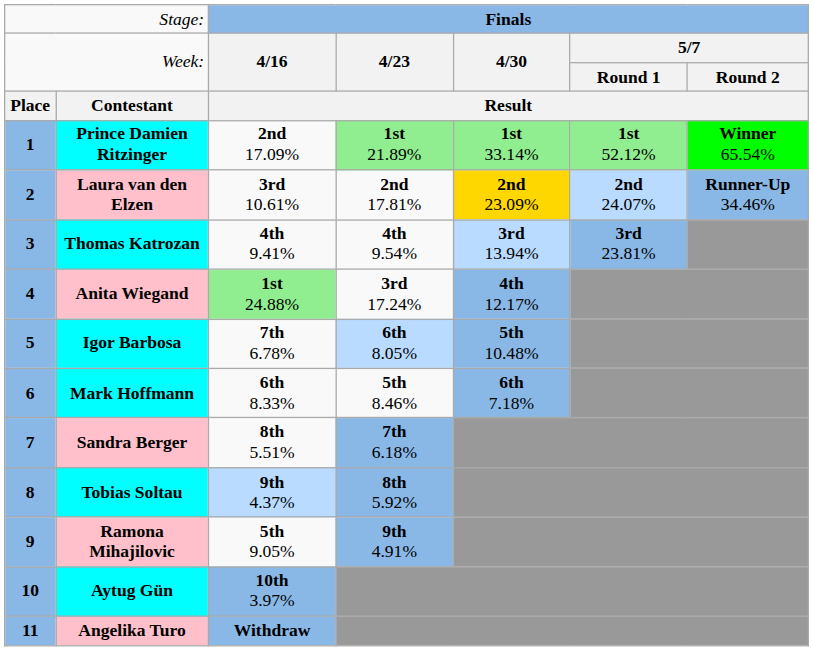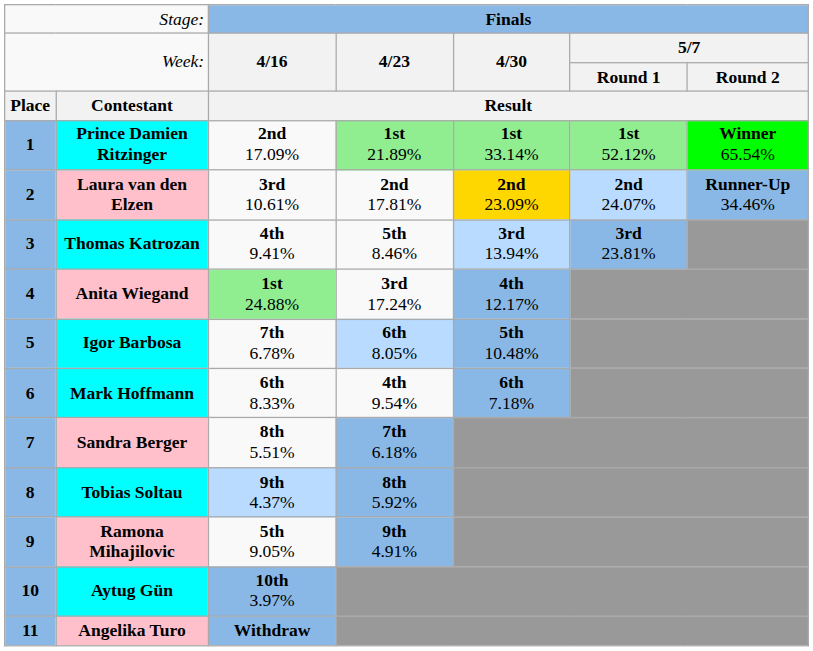(394, 243) 4th 9.54% -> (394, 243) 5th 8.46%
(394, 392) 5th 8.46% -> (394, 392) 4th 9.54%
